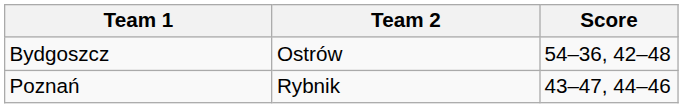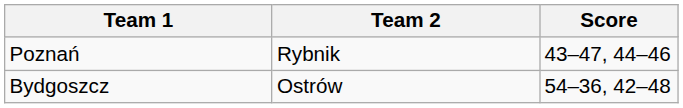rows swapped: (59, 53) <-> (44, 86)
